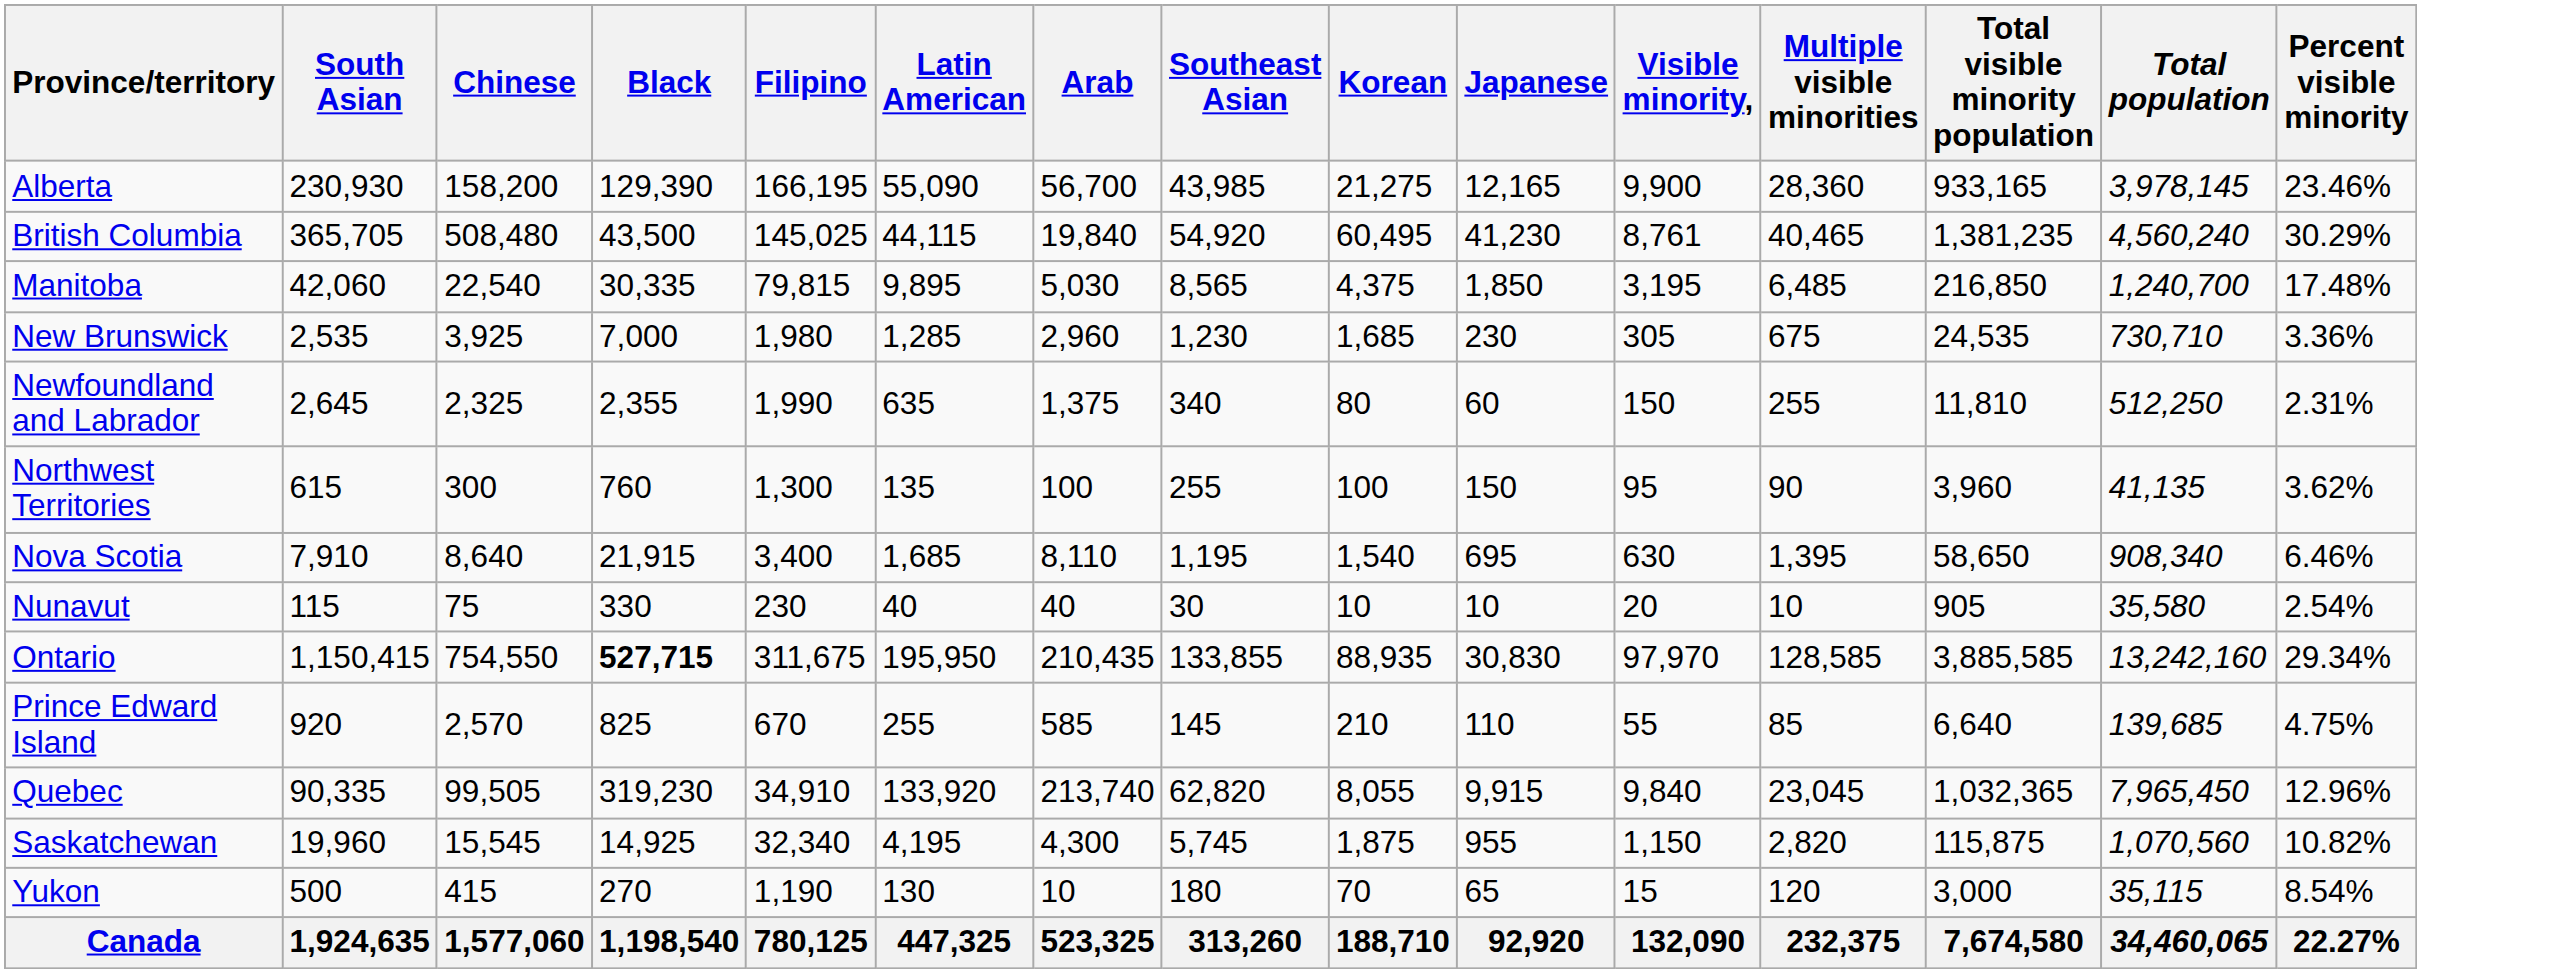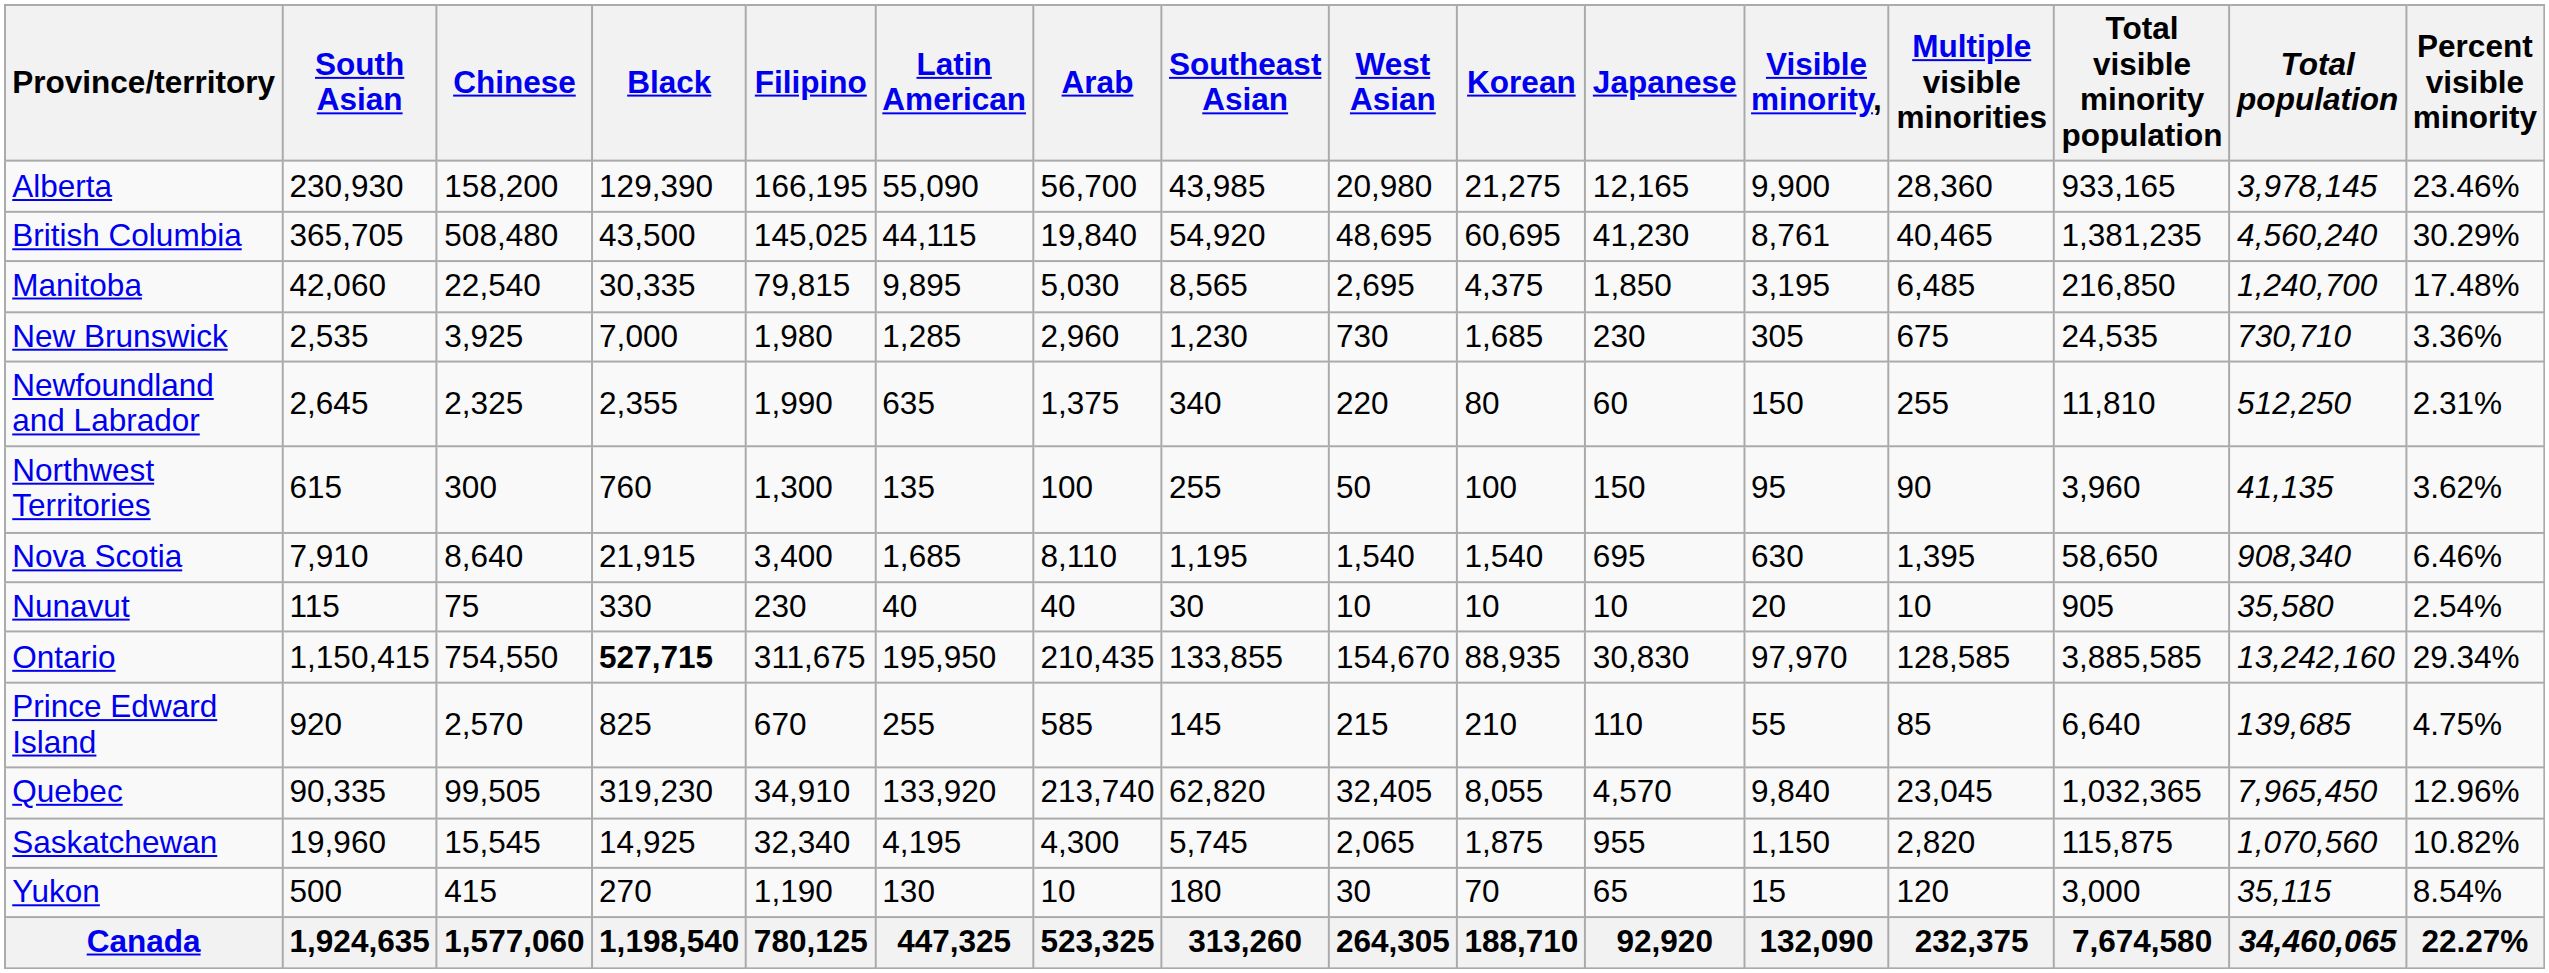+ column: (1393, 82)
(1384, 235) 60,495 -> (1513, 235) 60,695
(1504, 792) 9,915 -> (1632, 792) 4,570
